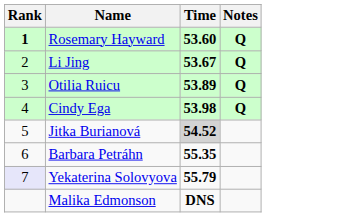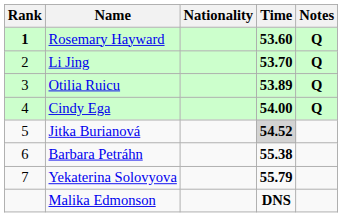+ column: (218, 16)
(200, 62) 53.67 -> (276, 62) 53.70
(200, 108) 53.98 -> (276, 108) 54.00
(200, 154) 55.35 -> (276, 154) 55.38
(25, 177) lavender background -> (25, 177) no background
